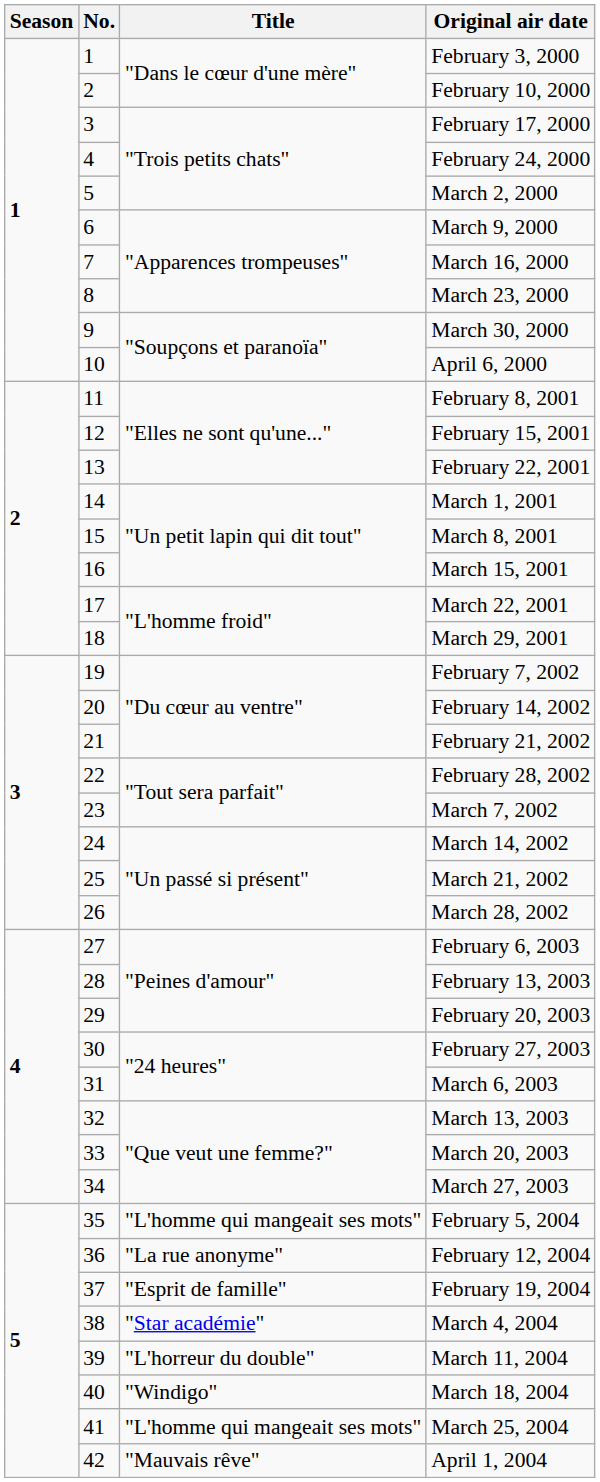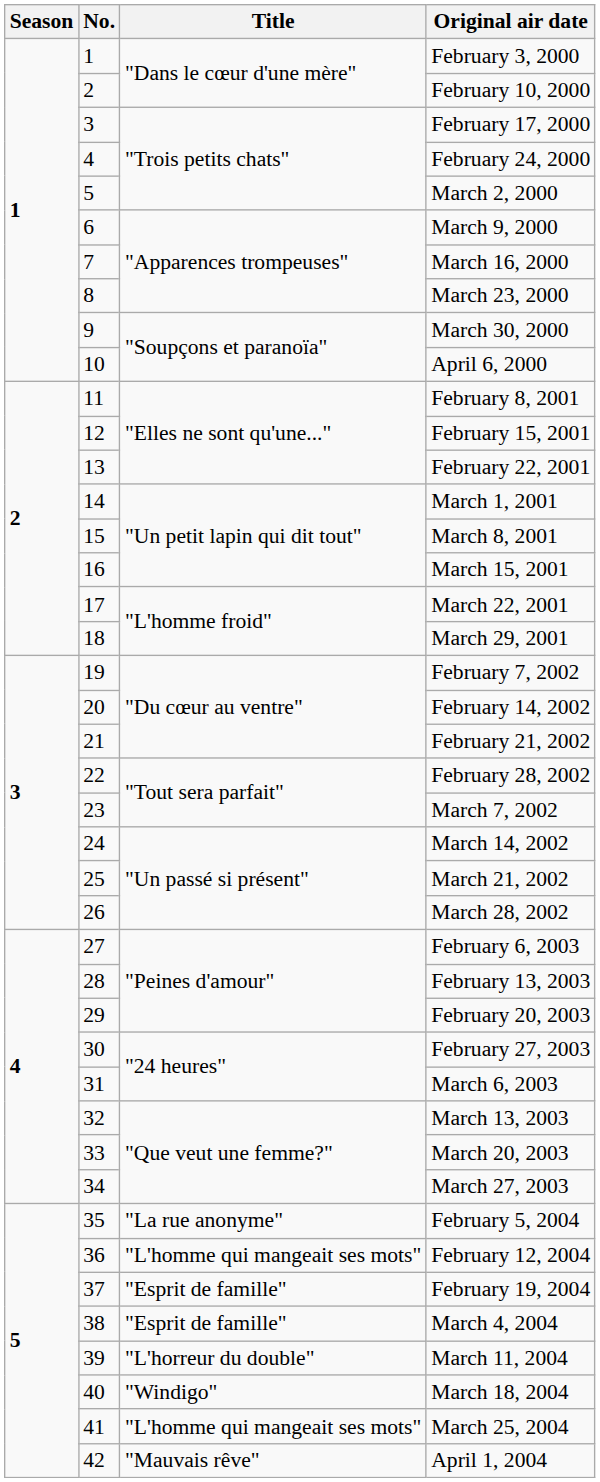(273, 1220) "L'homme qui mangeait ses mots" -> (204, 1220) "La rue anonyme"
(204, 1254) "La rue anonyme" -> (273, 1254) "L'homme qui mangeait ses mots"
(195, 1323) "Star académie" -> (206, 1323) "Esprit de famille"
